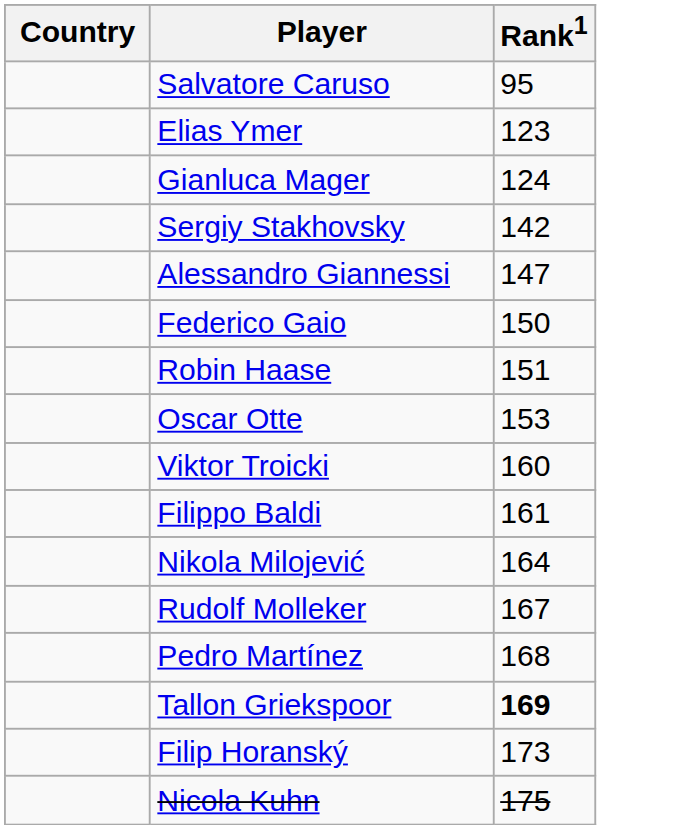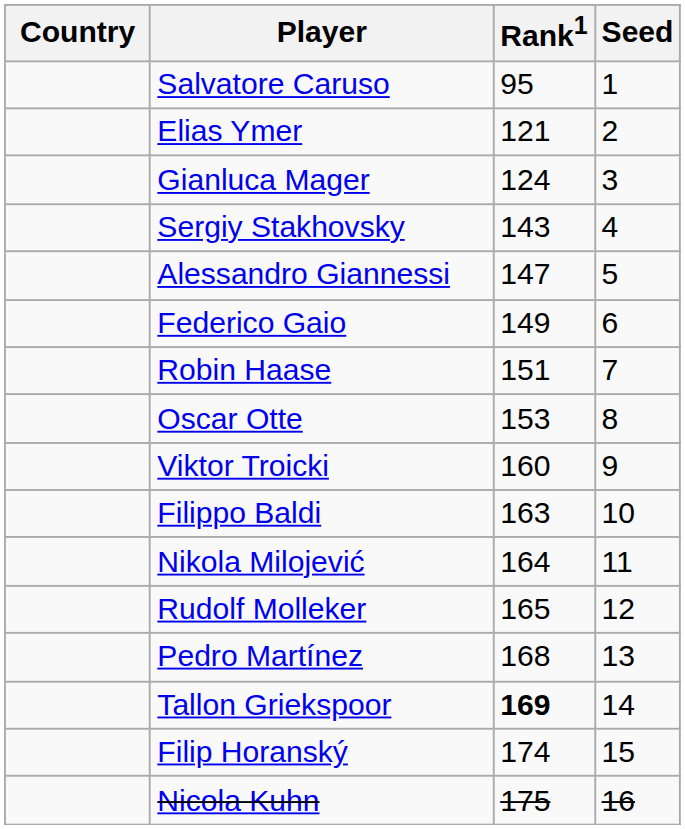+ column: (638, 32)
(525, 131) 123 -> (525, 131) 121
(525, 227) 142 -> (525, 227) 143
(525, 322) 150 -> (525, 322) 149
(525, 513) 161 -> (525, 513) 163
(525, 608) 167 -> (525, 608) 165
(525, 752) 173 -> (525, 752) 174
